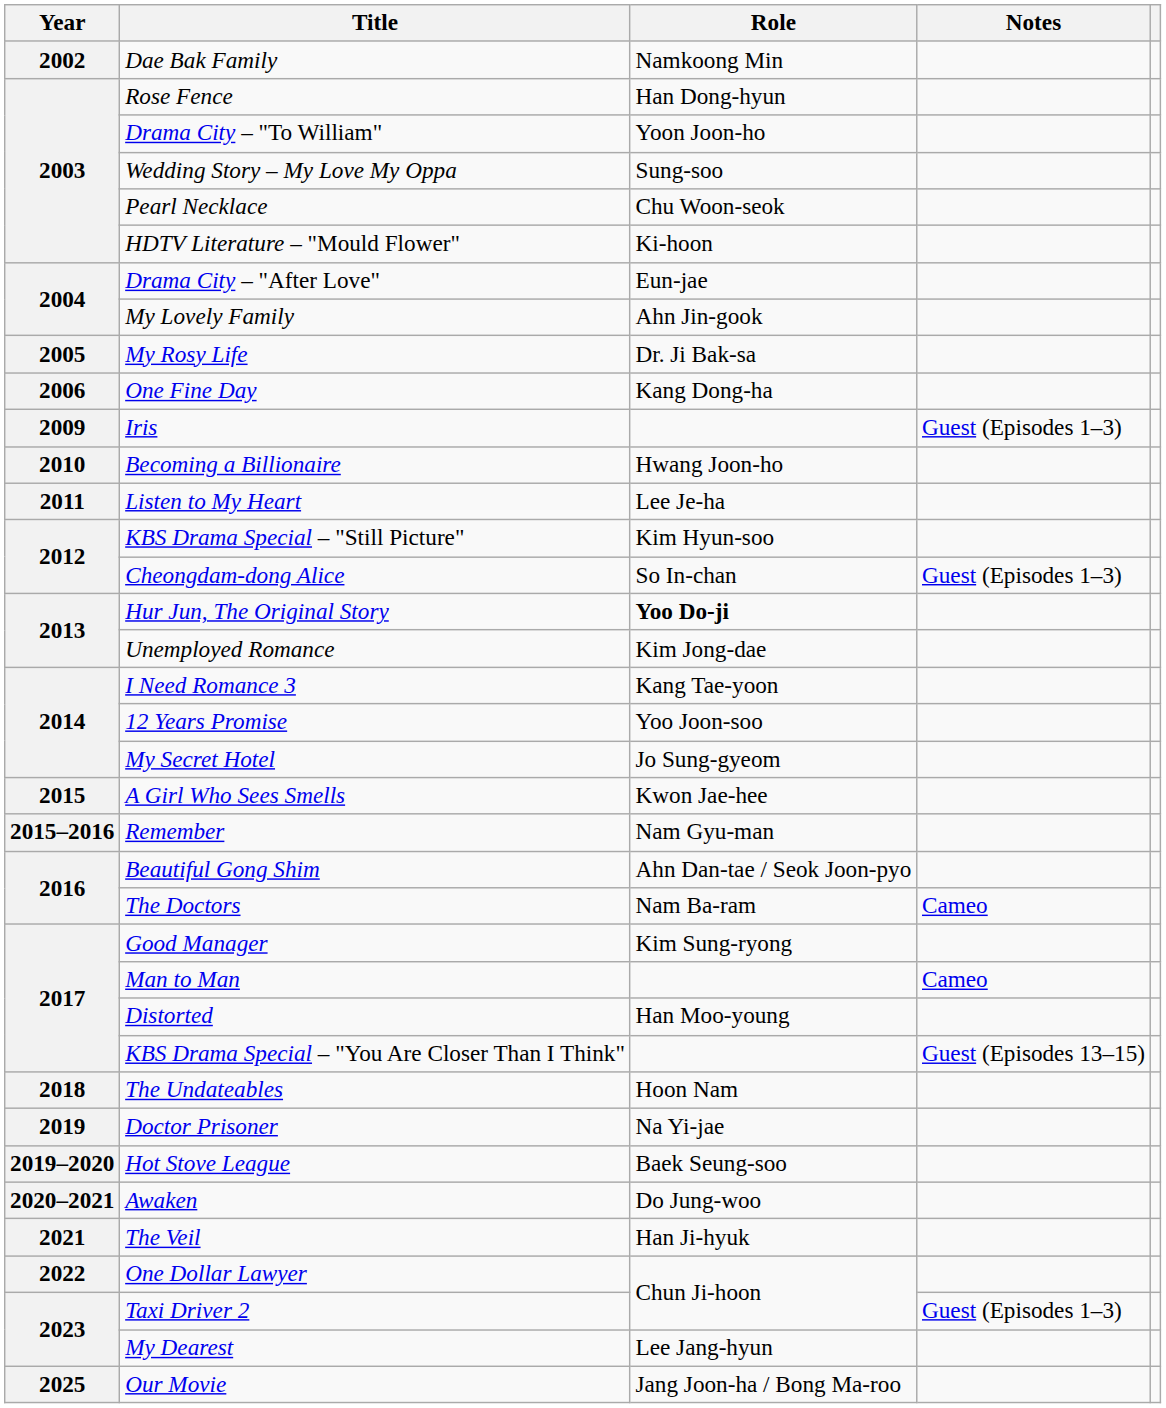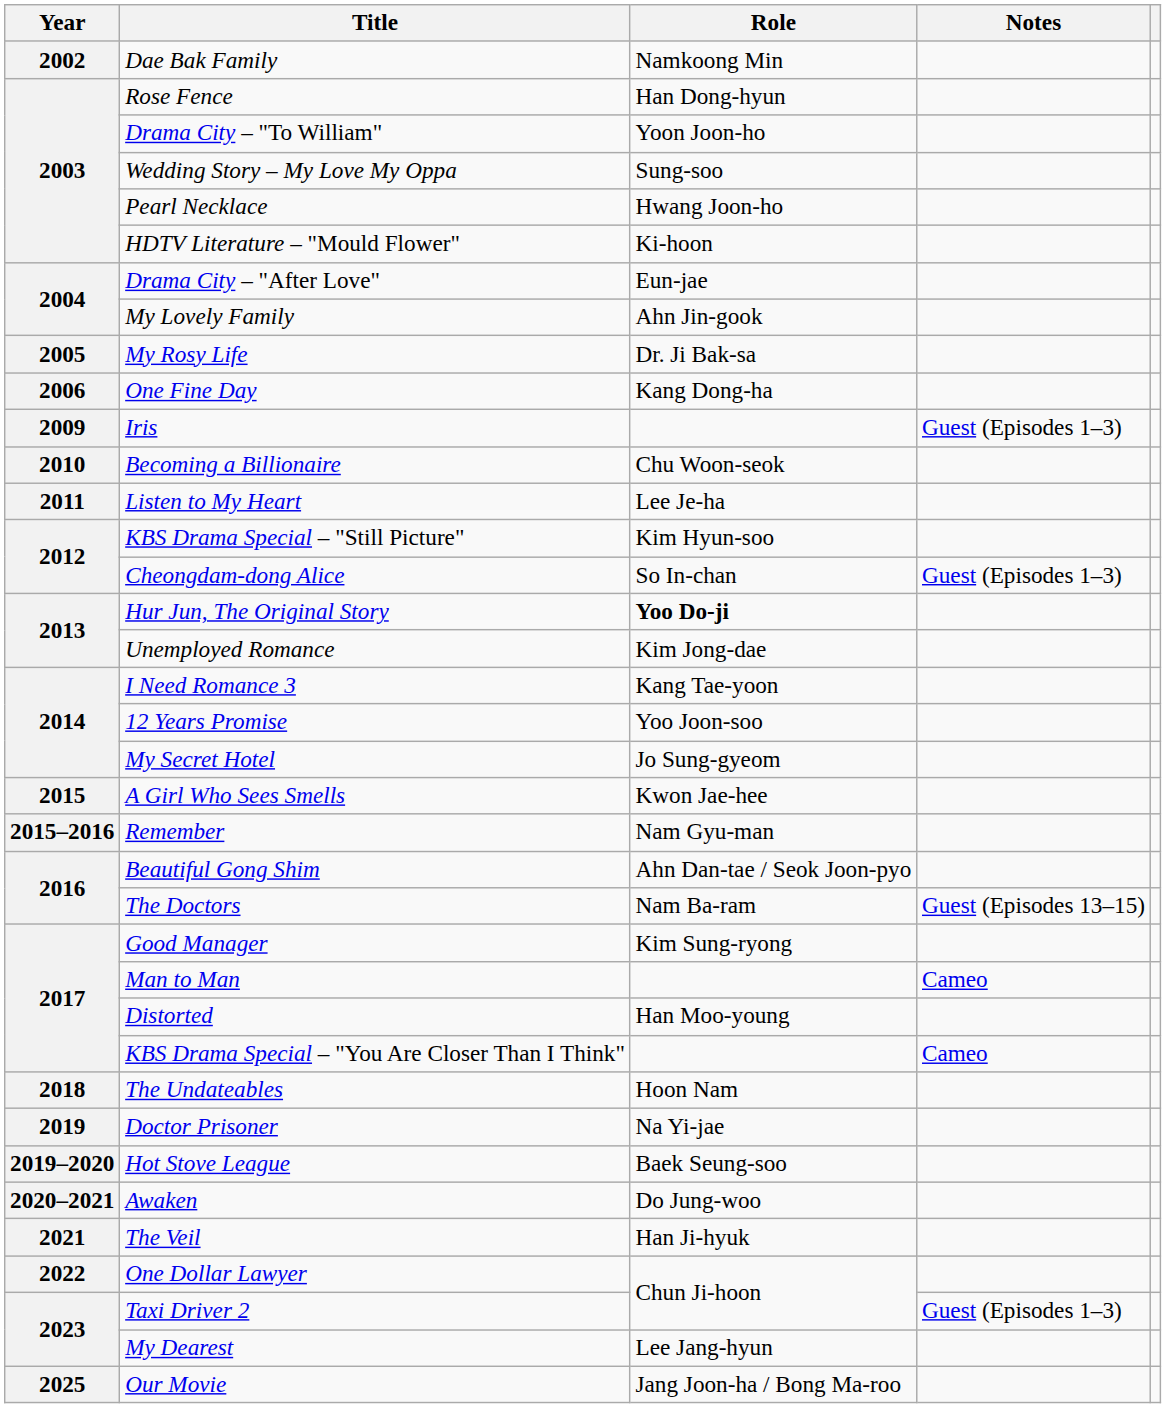(710, 206) Chu Woon-seok -> (709, 206) Hwang Joon-ho
(709, 464) Hwang Joon-ho -> (710, 464) Chu Woon-seok
(955, 905) Cameo -> (1033, 905) Guest (Episodes 13–15)
(1033, 1053) Guest (Episodes 13–15) -> (955, 1053) Cameo
